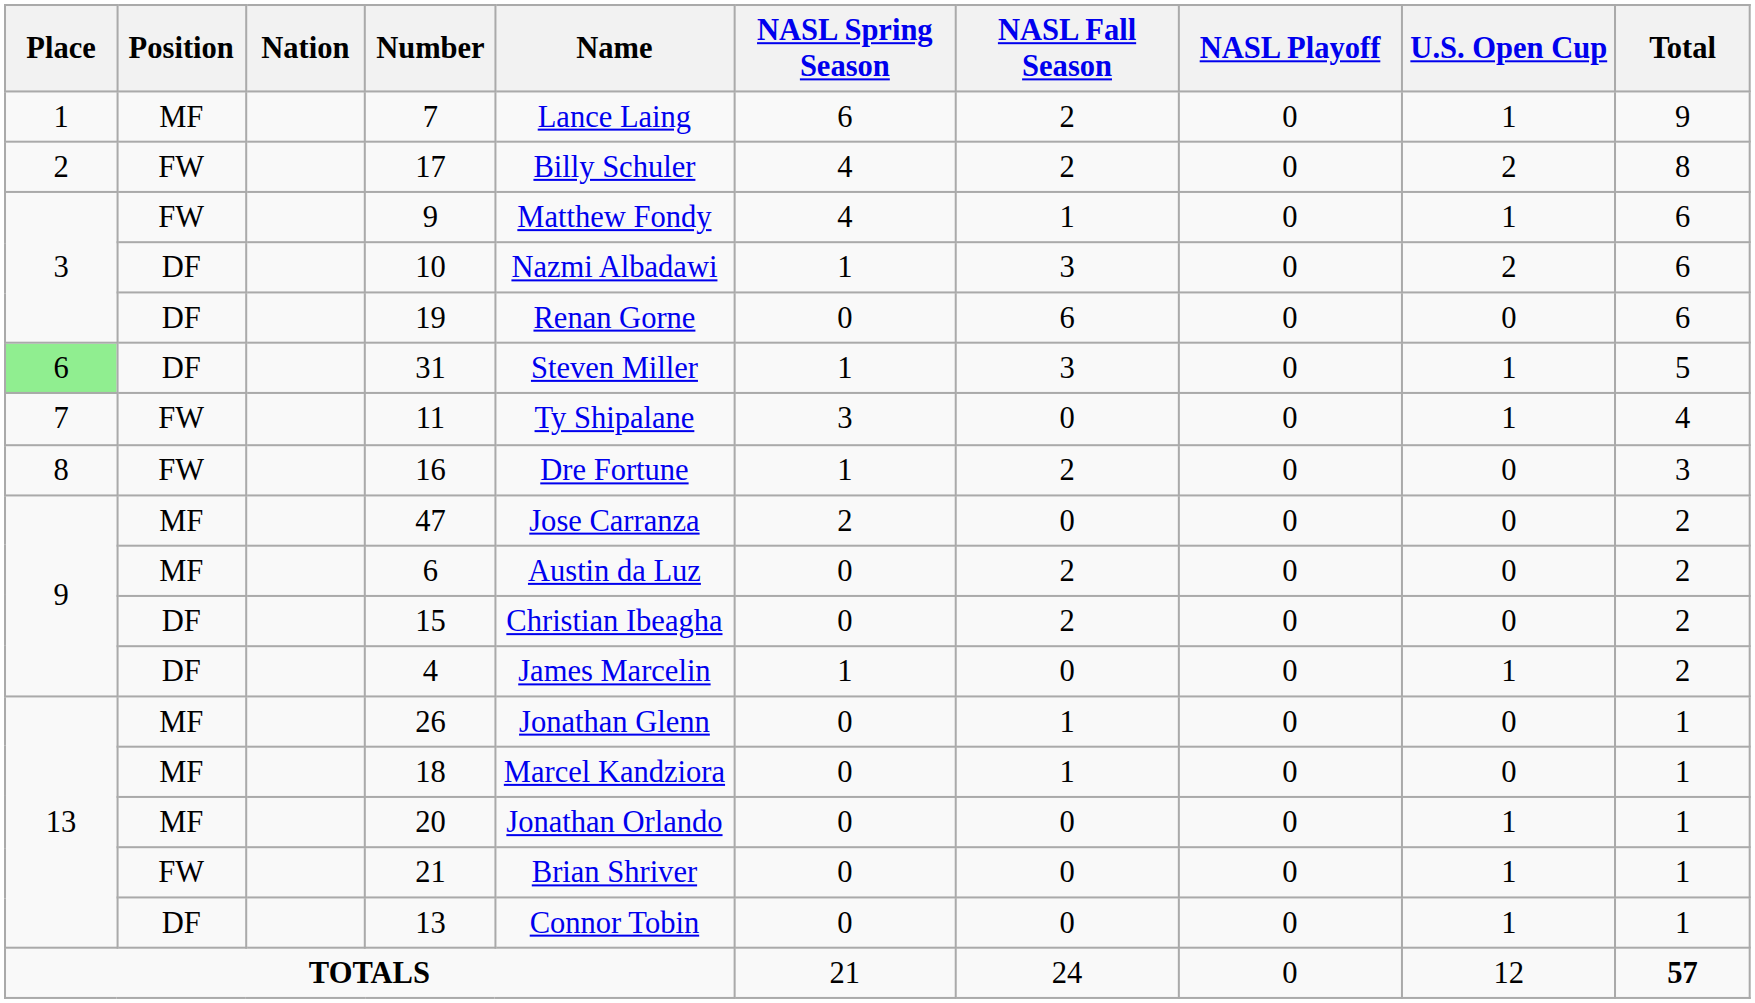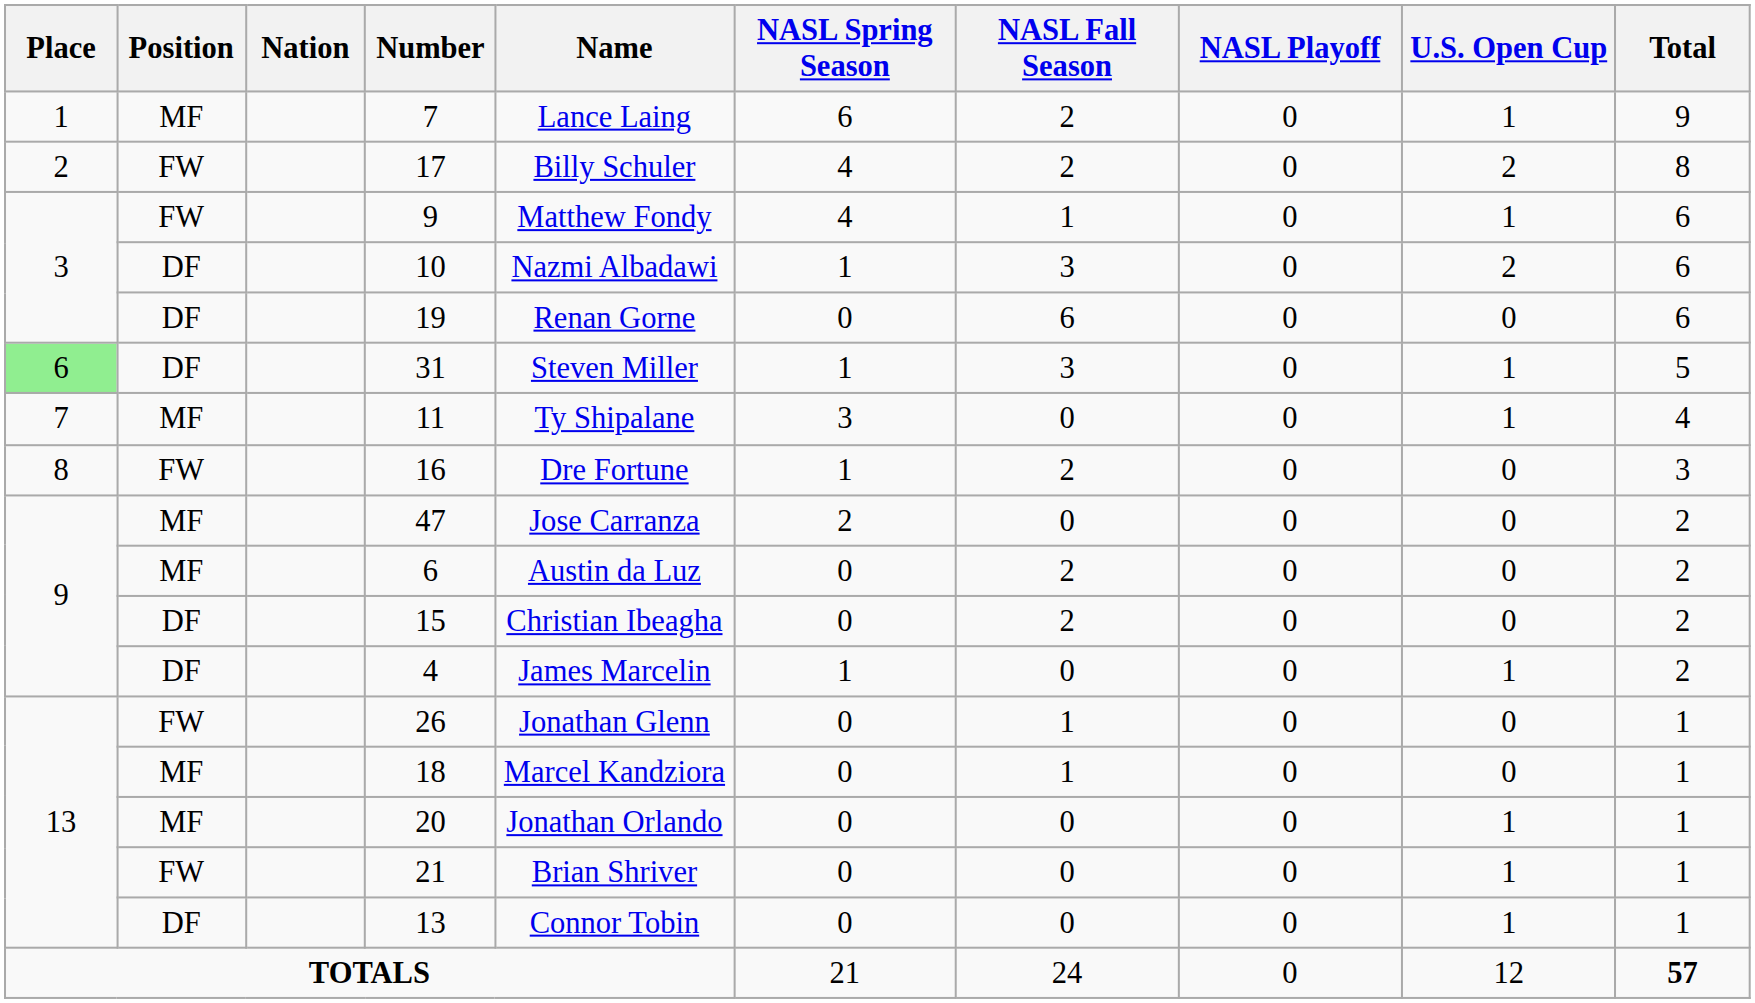(181, 418) FW -> (181, 418) MF
(181, 720) MF -> (181, 720) FW
